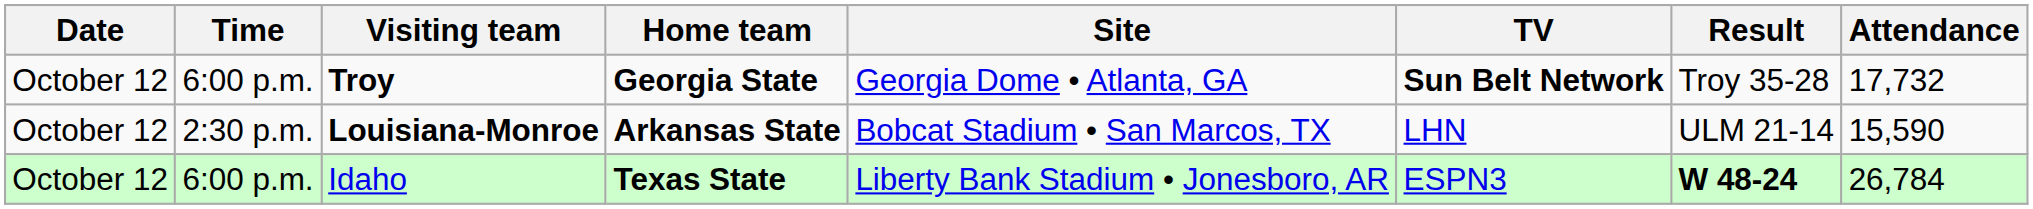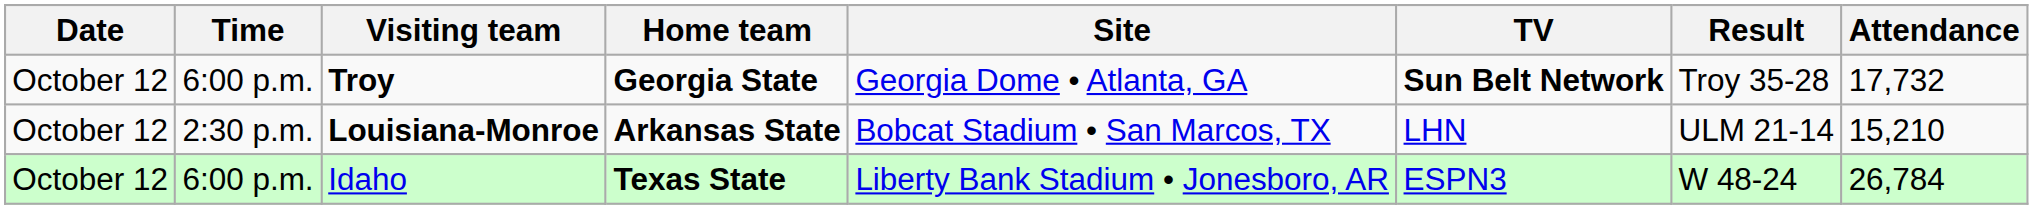(1897, 130) 15,590 -> (1897, 130) 15,210
(1738, 180) bold -> (1738, 180) normal
